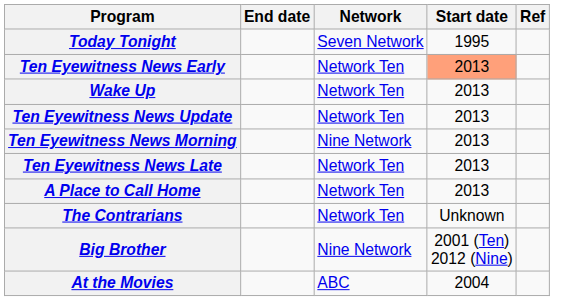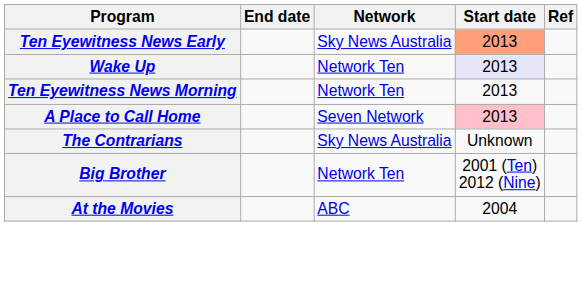- row: (122, 41)
(361, 66) Network Ten -> (384, 41) Sky News Australia
(472, 91) no background -> (500, 66) lavender background
- row: (122, 116)
(364, 141) Nine Network -> (361, 91) Network Ten
- row: (122, 166)
(361, 191) Network Ten -> (371, 116) Seven Network
(472, 191) no background -> (500, 116) pink background
(361, 215) Network Ten -> (384, 141) Sky News Australia
(364, 249) Nine Network -> (361, 174) Network Ten
